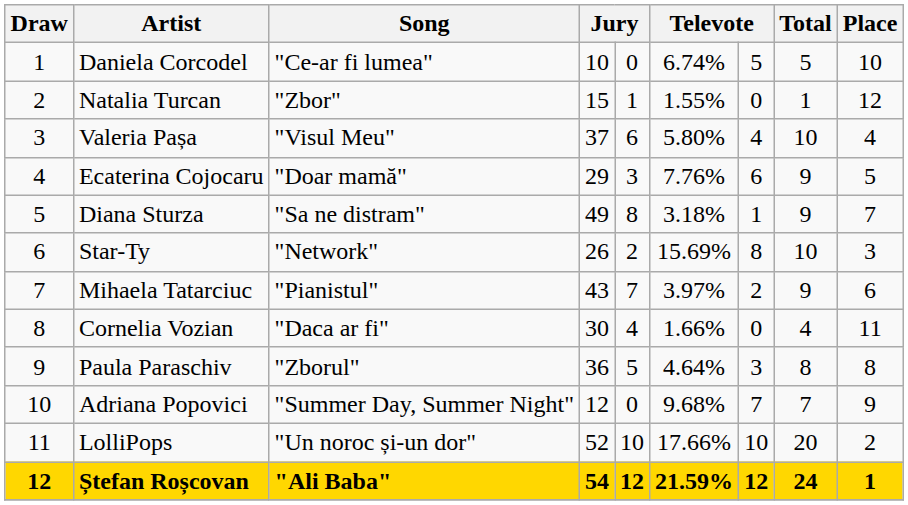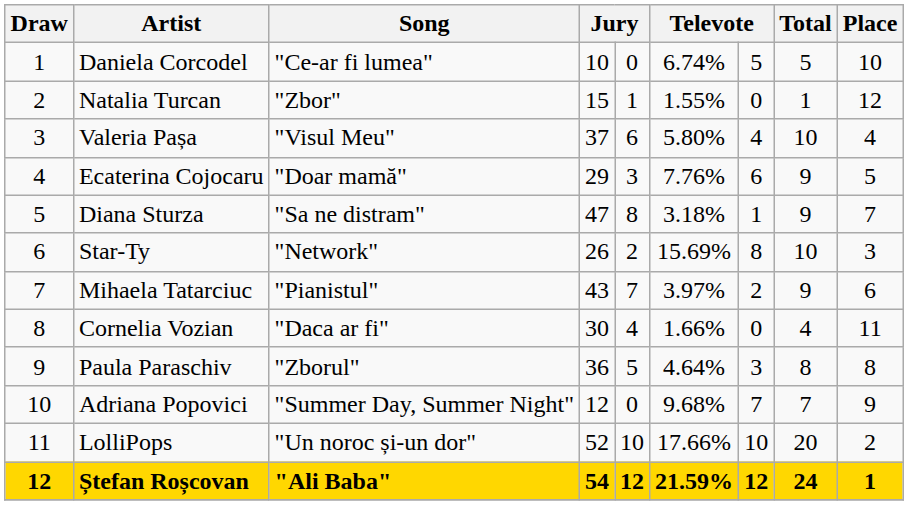(597, 213) 49 -> (597, 213) 47
